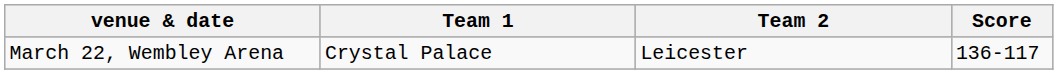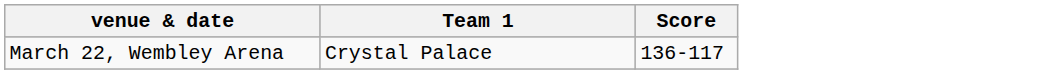- column: (793, 21)
